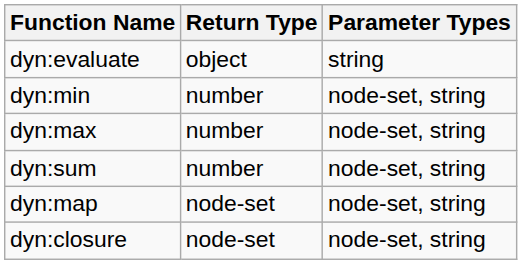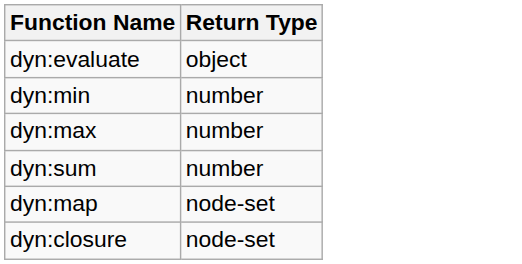- column: (419, 22)
